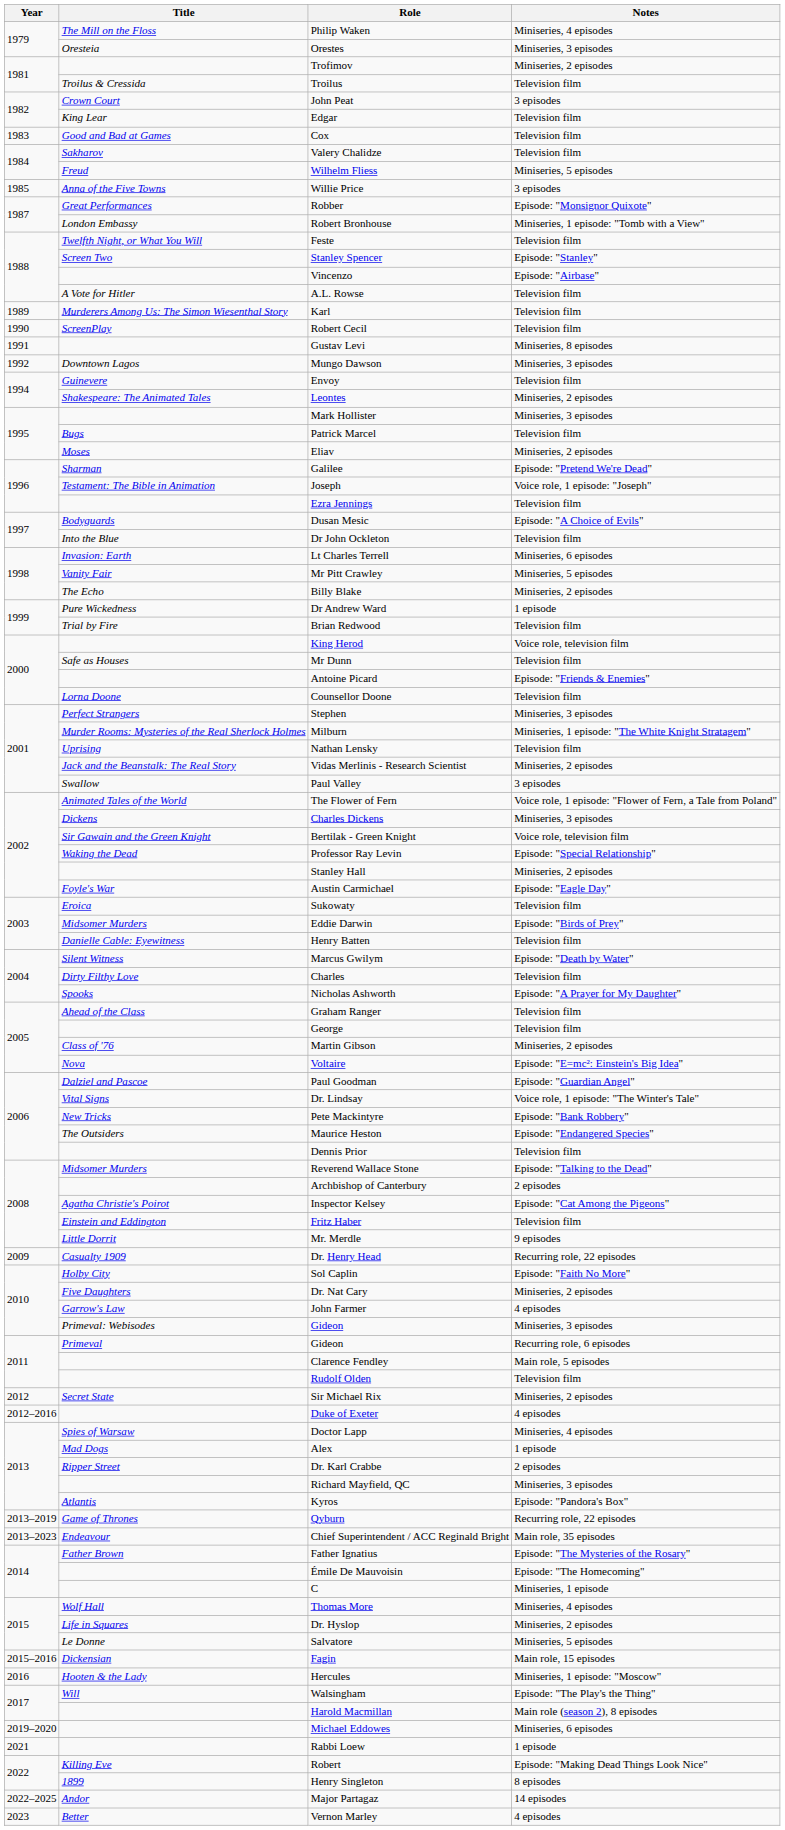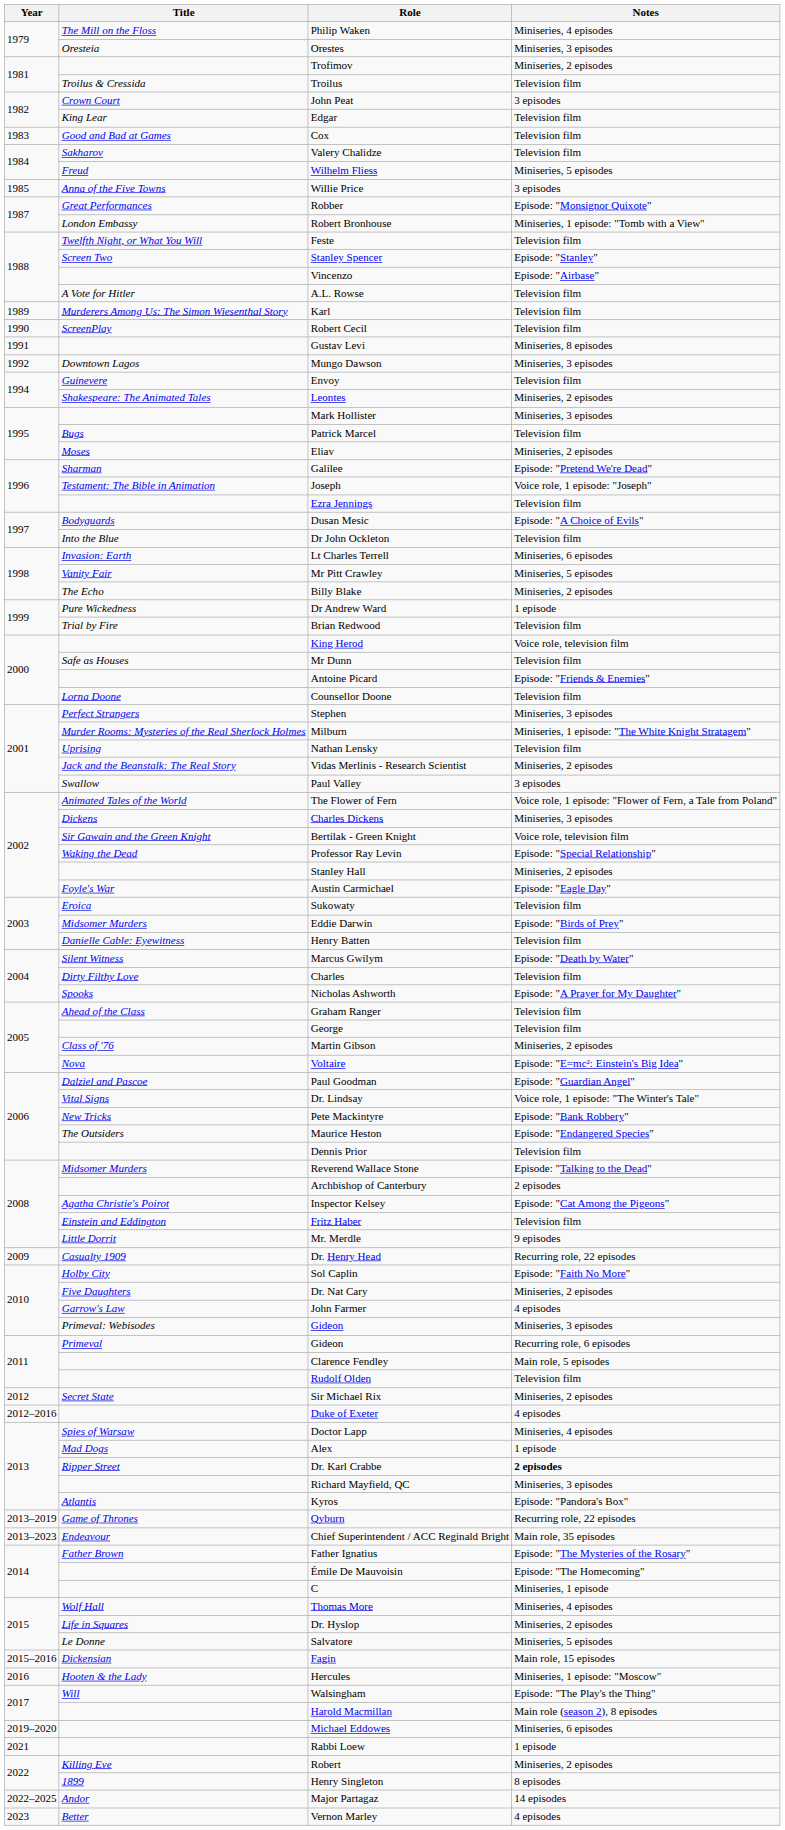(537, 1466) normal -> (538, 1466) bold
(611, 1764) Episode: "Making Dead Things Look Nice" -> (563, 1764) Miniseries, 2 episodes
